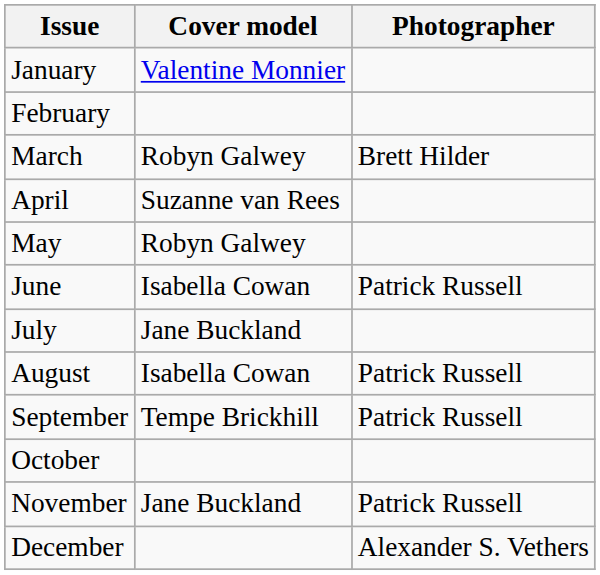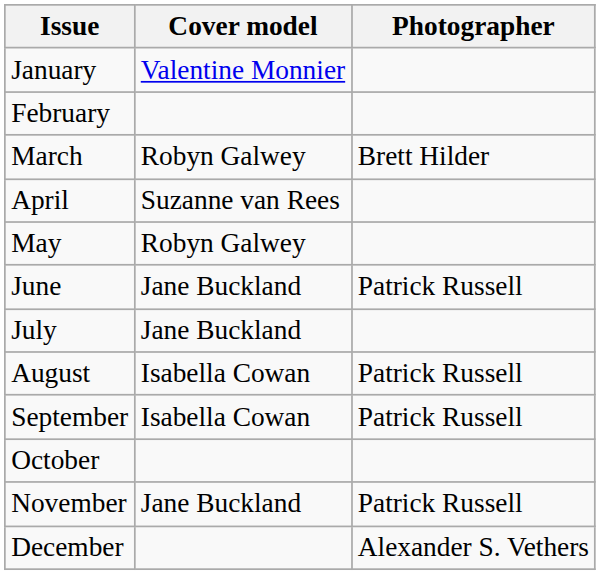(225, 286) Isabella Cowan -> (221, 286) Jane Buckland
(230, 416) Tempe Brickhill -> (225, 416) Isabella Cowan
